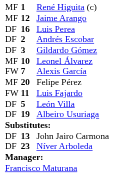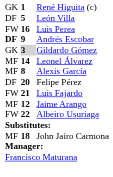(12, 7) MF -> (11, 7) GK
rows swapped: (56, 103) <-> (61, 18)
(11, 28) DF -> (12, 28) FW
(11, 39) normal -> (11, 39) bold
(23, 39) 2 -> (23, 39) 9
(11, 50) DF -> (11, 50) GK
(23, 50) no background -> (23, 50) lightgrey background
(25, 61) 10 -> (25, 61) 14
(12, 71) FW -> (12, 71) MF
(23, 71) 7 -> (23, 71) 8
(12, 82) MF -> (11, 82) DF
(25, 93) 11 -> (25, 93) 21
(11, 114) DF -> (12, 114) FW
(25, 114) 19 -> (25, 114) 22
(11, 136) DF -> (12, 136) MF
(25, 136) 13 -> (25, 136) 18
- row: (65, 146)
